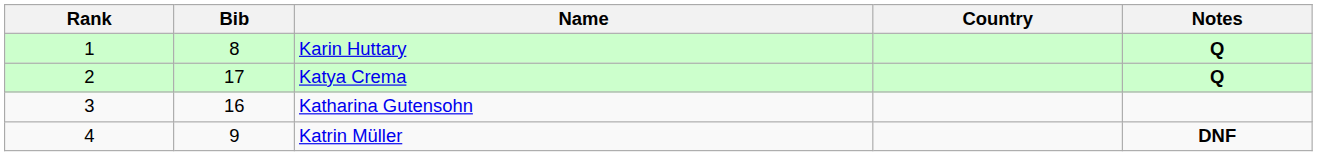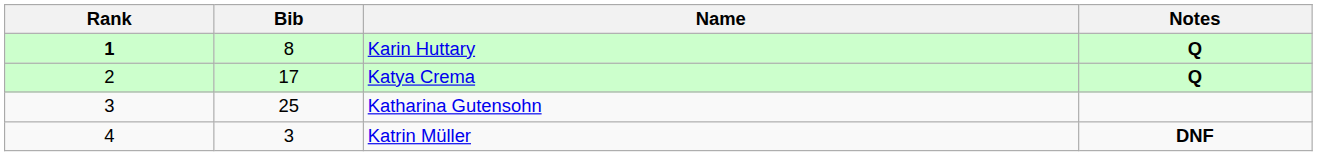- column: (998, 19)
(89, 48) normal -> (109, 48) bold
(234, 106) 16 -> (289, 106) 25
(234, 135) 9 -> (289, 135) 3
